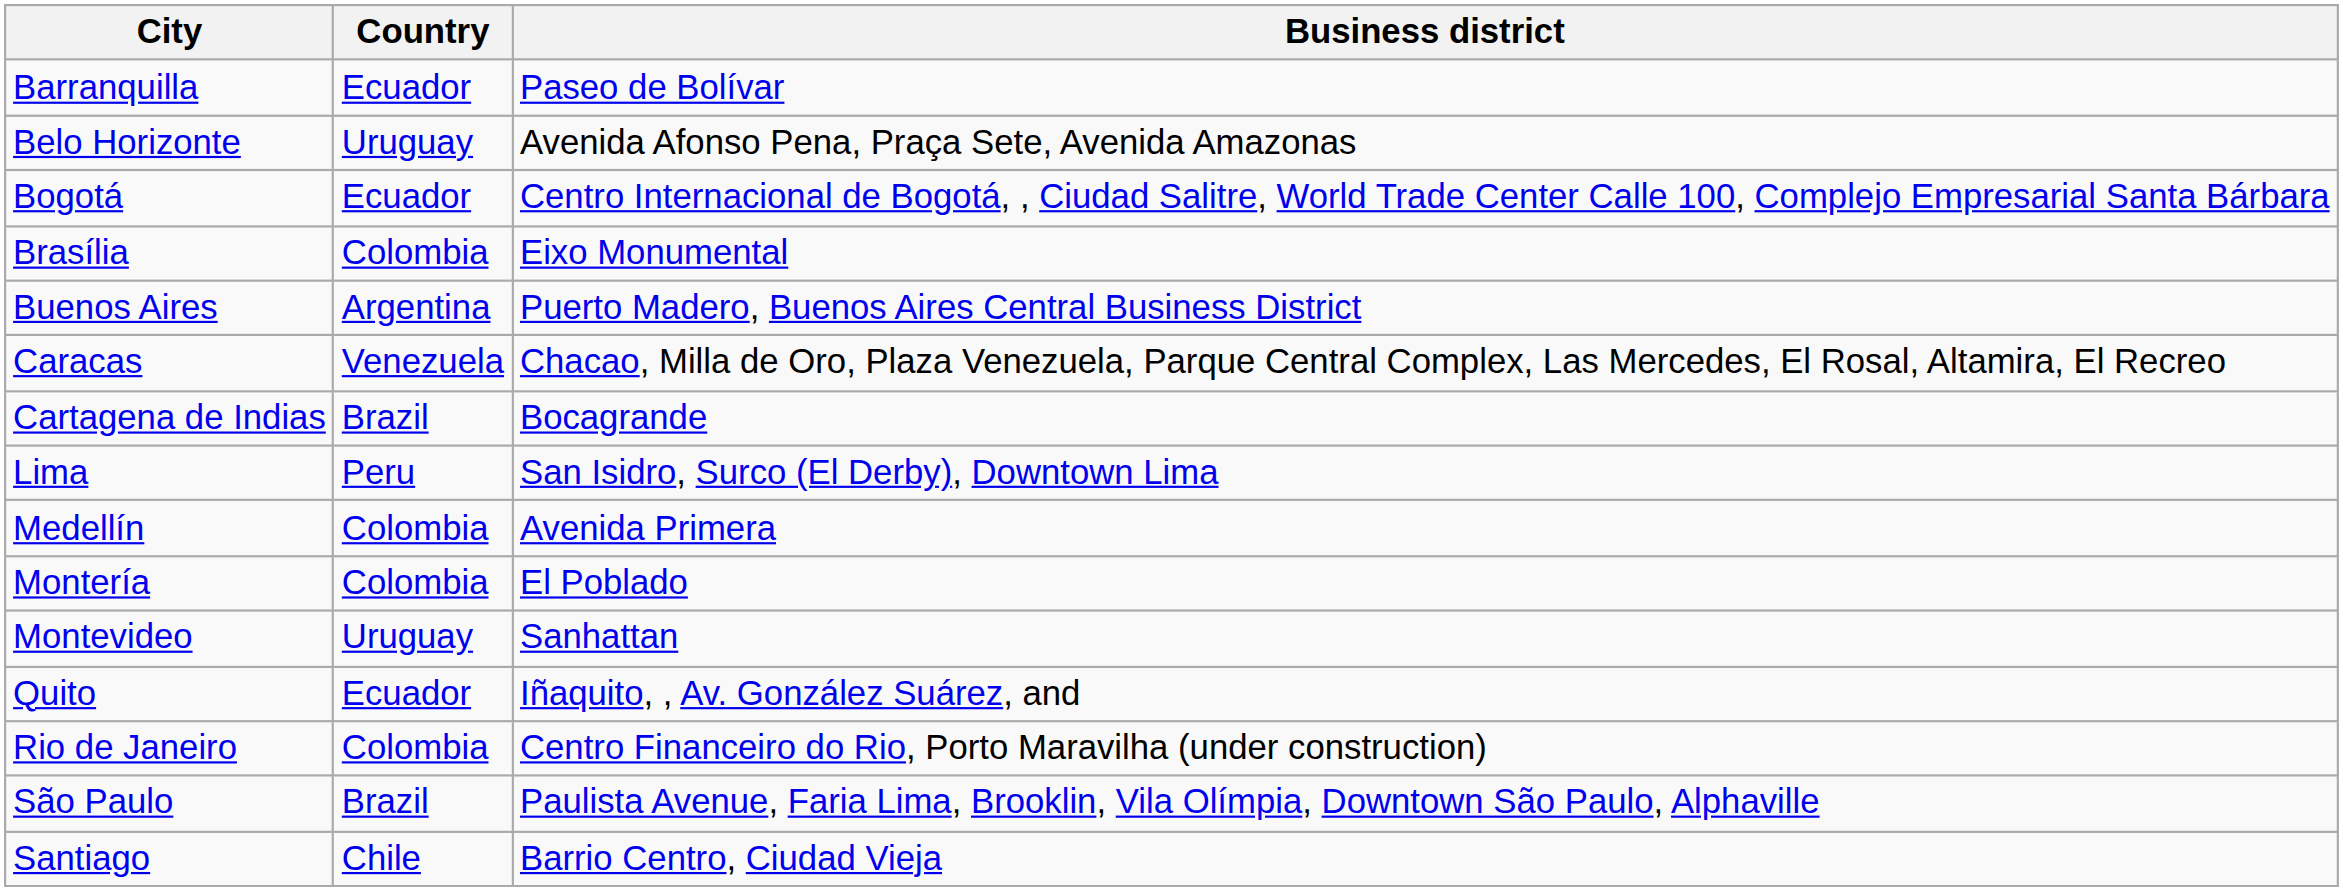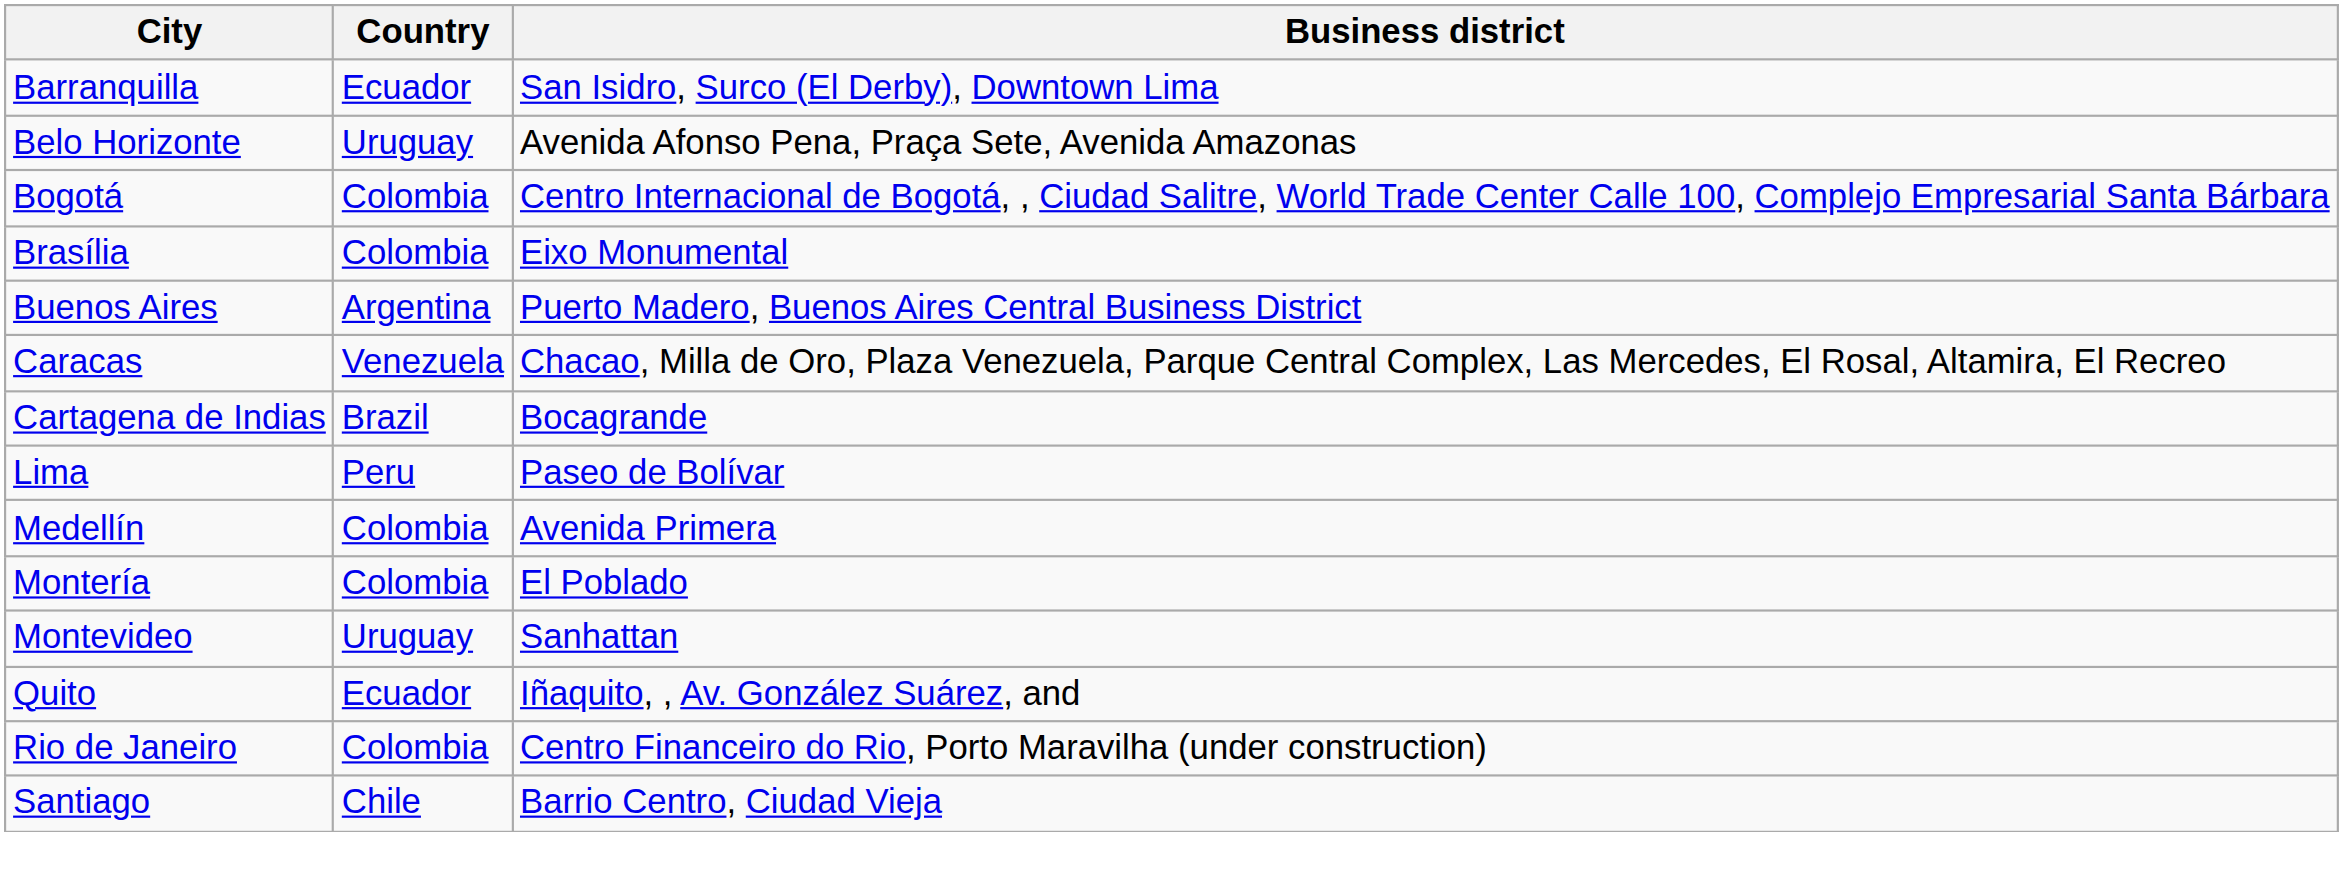(652, 87) Paseo de Bolívar -> (869, 87) San Isidro, Surco (El Derby), Downtown Lima
(406, 197) Ecuador -> (415, 197) Colombia
(869, 472) San Isidro, Surco (El Derby), Downtown Lima -> (652, 472) Paseo de Bolívar
- row: (93, 802)
